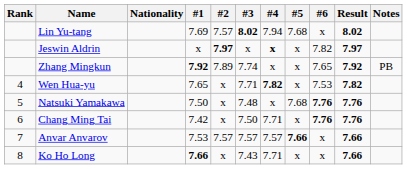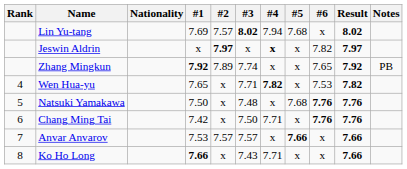(273, 137) 7.57 -> (273, 137) x
